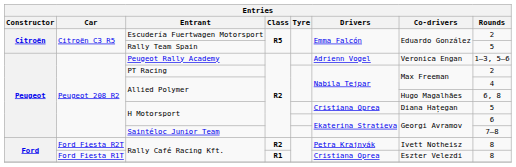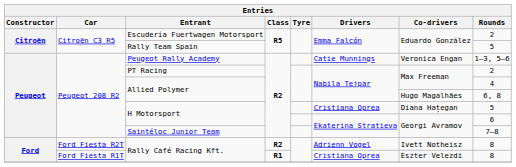(342, 59) Adrienn Vogel -> (344, 59) Catie Munnings
(344, 144) Petra Krajnyák -> (342, 144) Adrienn Vogel
